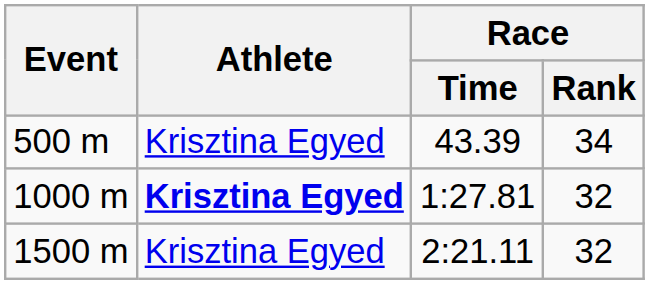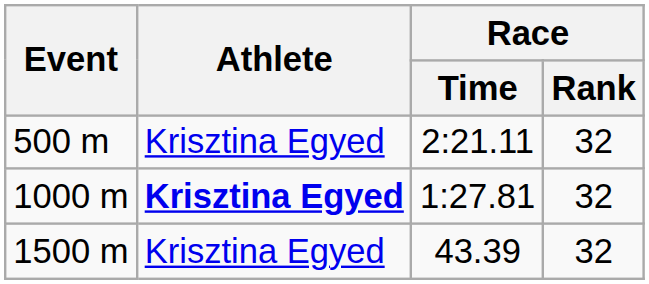(478, 142) 43.39 -> (478, 142) 2:21.11
(594, 142) 34 -> (594, 142) 32
(478, 251) 2:21.11 -> (478, 251) 43.39
